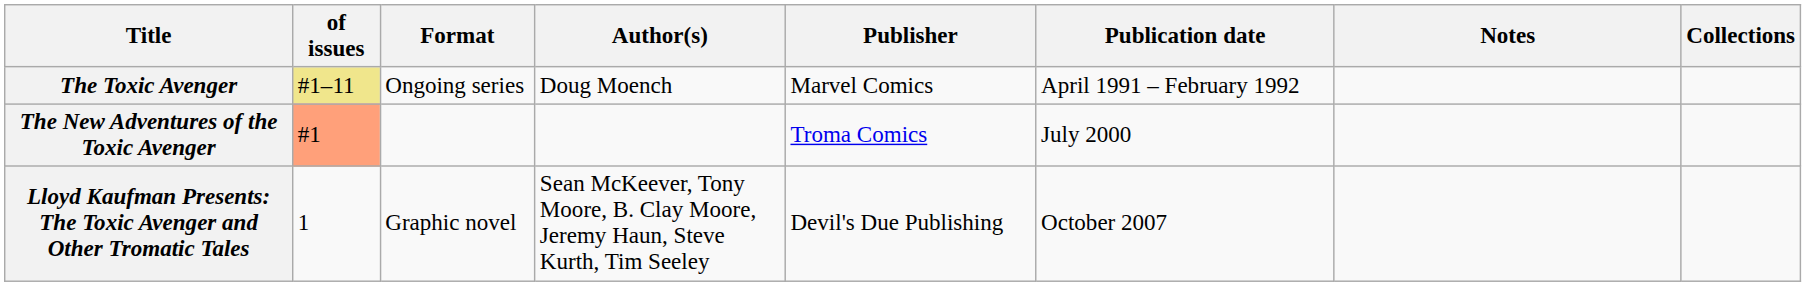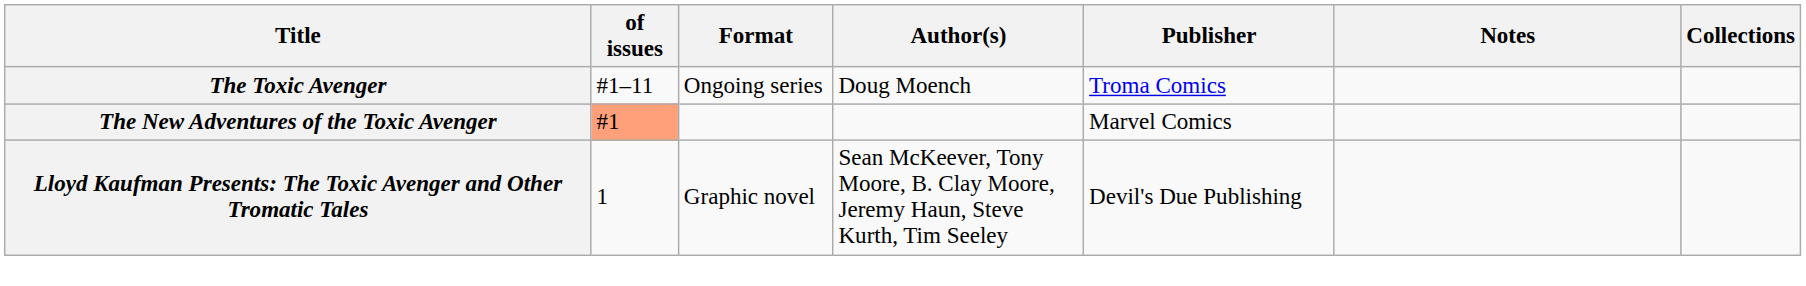- column: (1185, 35)
(326, 85) khaki background -> (625, 85) no background
(862, 85) Marvel Comics -> (1157, 85) Troma Comics
(859, 134) Troma Comics -> (1160, 121) Marvel Comics
